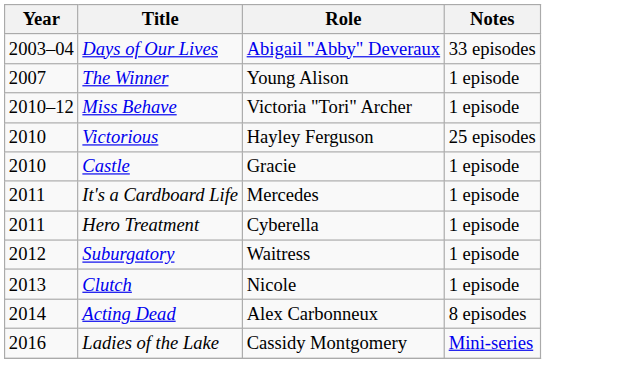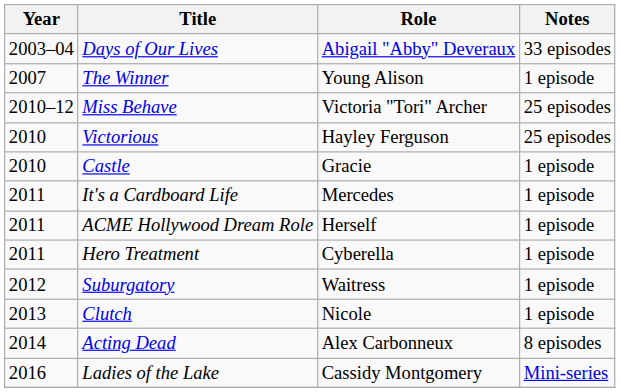(484, 107) 1 episode -> (567, 107) 25 episodes
+ row: (198, 225)
